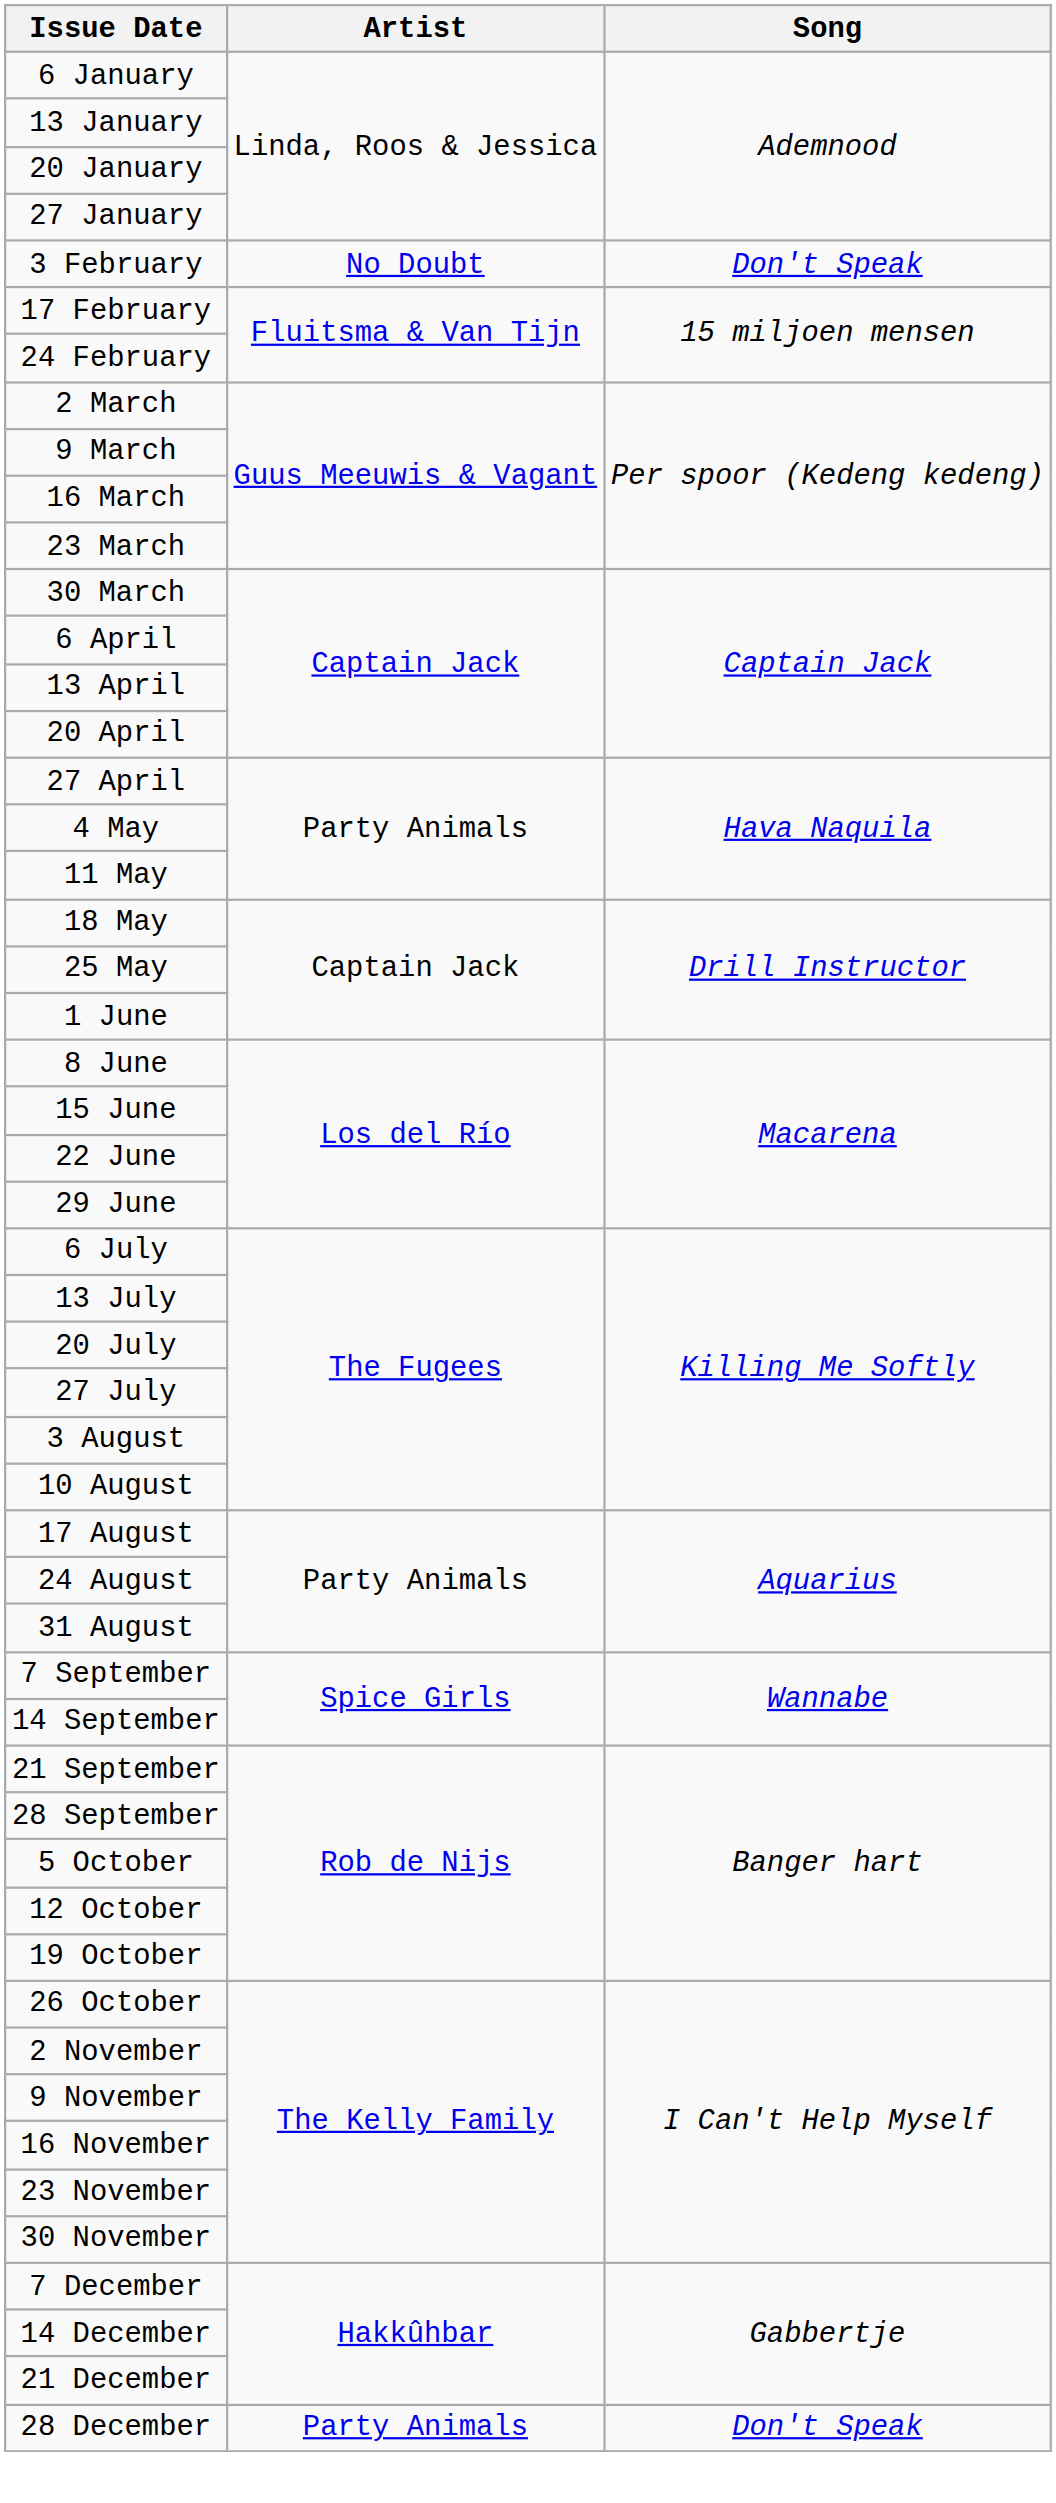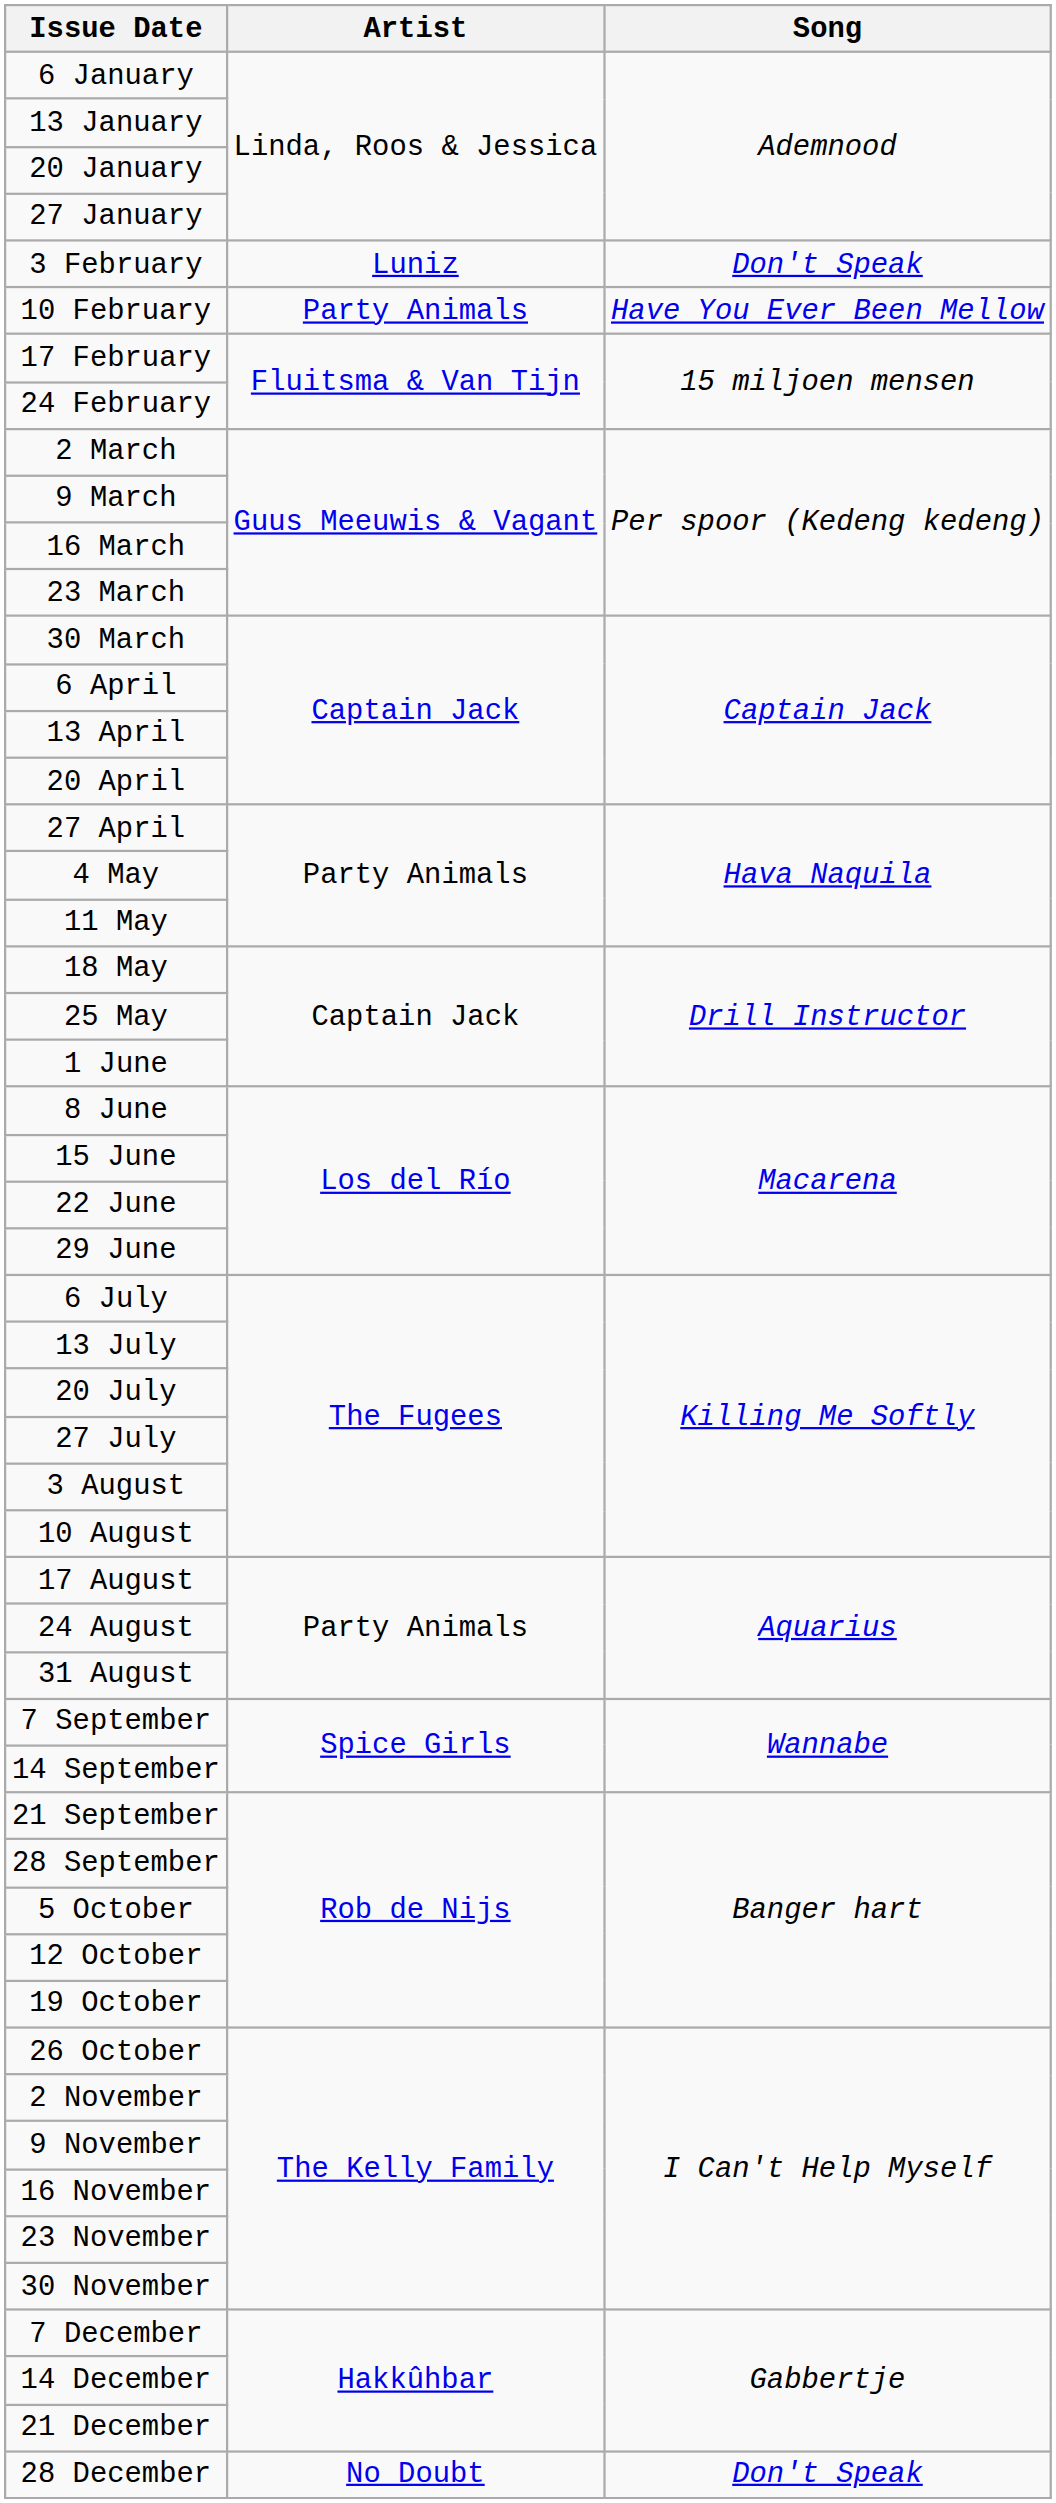(415, 264) No Doubt -> (415, 264) Luniz
+ row: (116, 311)
(415, 2427) Party Animals -> (415, 2475) No Doubt
